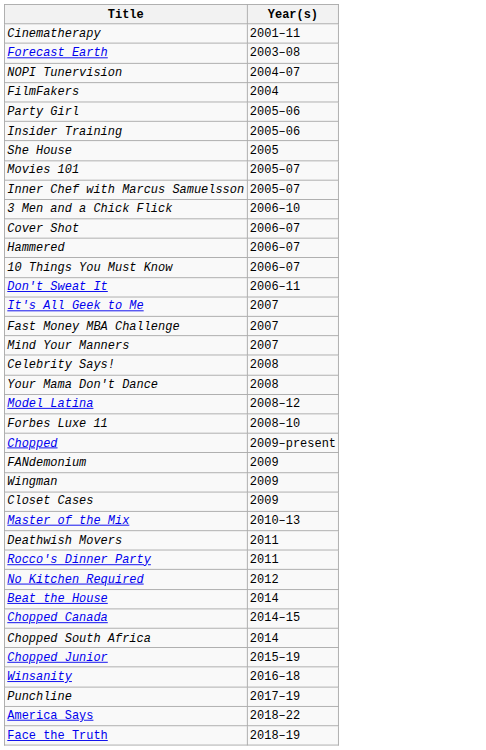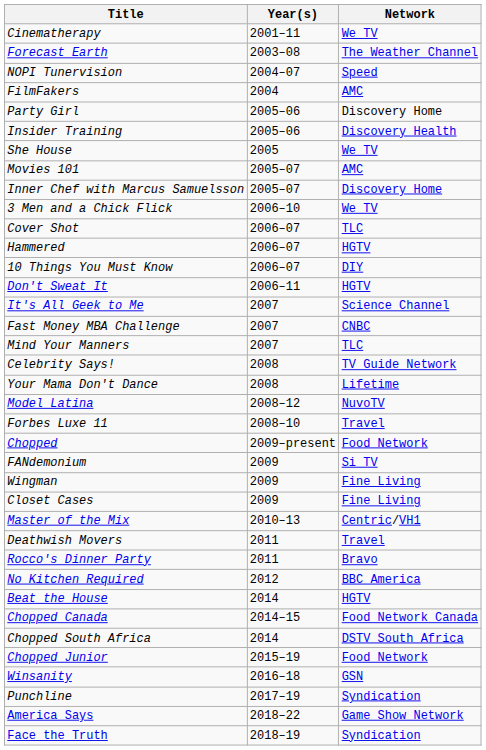+ column: (410, 14)
